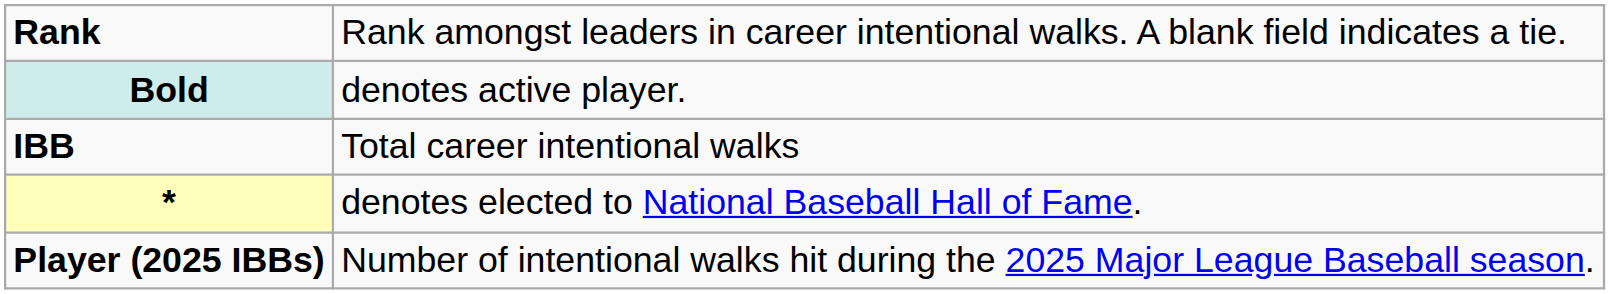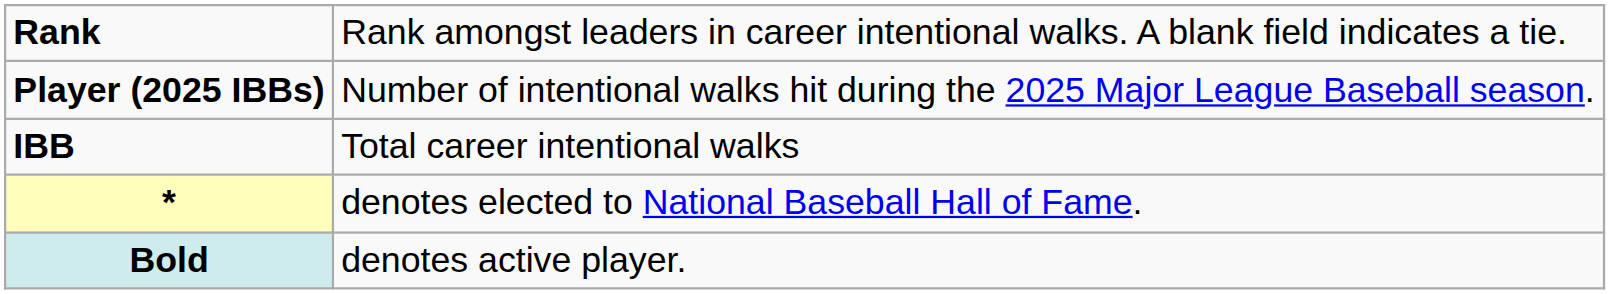rows swapped: (169, 259) <-> (169, 89)
